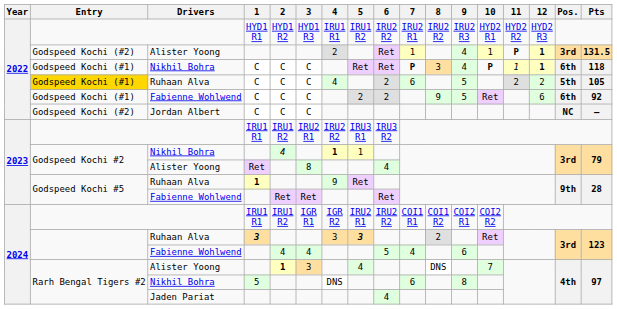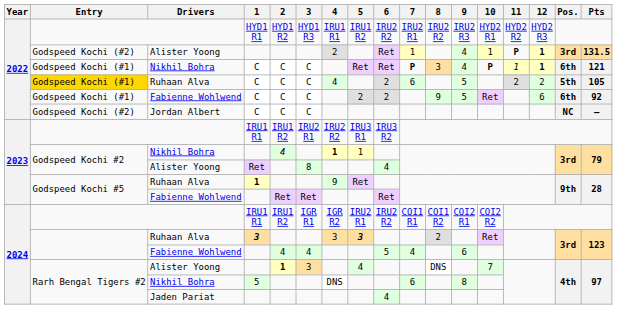(597, 67) 118 -> (597, 67) 121
